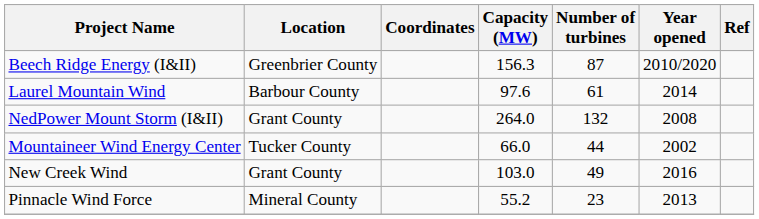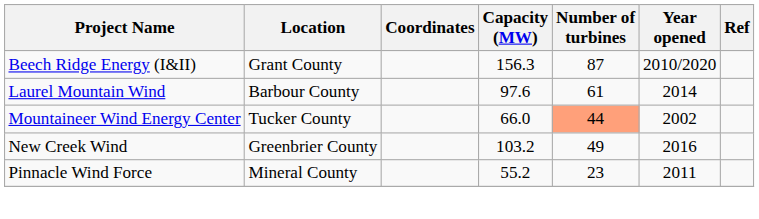(313, 64) Greenbrier County -> (295, 64) Grant County
- row: (116, 118)
(596, 145) no background -> (596, 118) lightsalmon background
(295, 173) Grant County -> (313, 145) Greenbrier County
(515, 173) 103.0 -> (515, 145) 103.2
(680, 200) 2013 -> (680, 173) 2011
